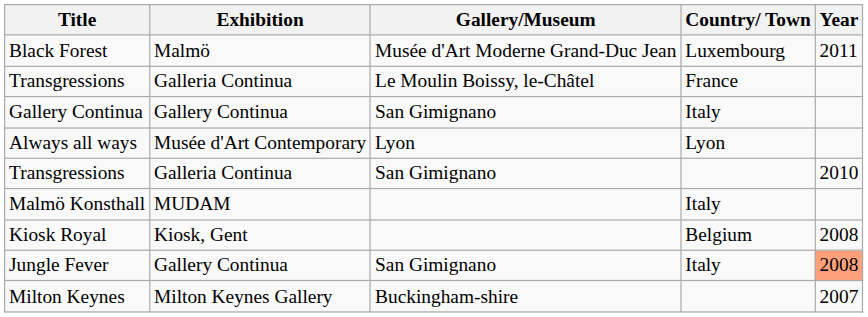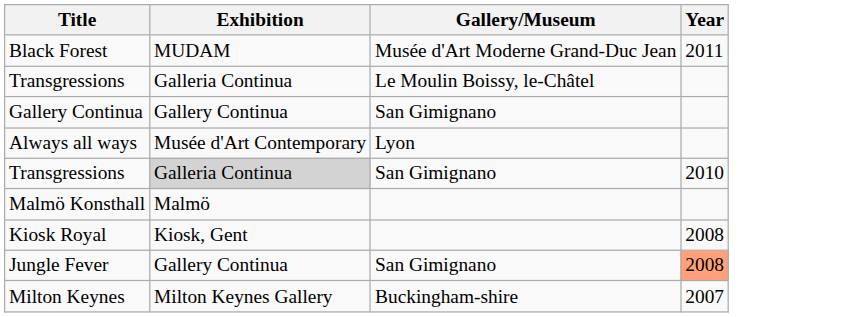- column: (748, 19)
(182, 50) Malmö -> (192, 50) MUDAM
(223, 173) no background -> (223, 173) lightgrey background
(192, 204) MUDAM -> (182, 204) Malmö
